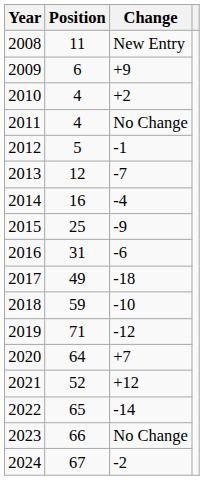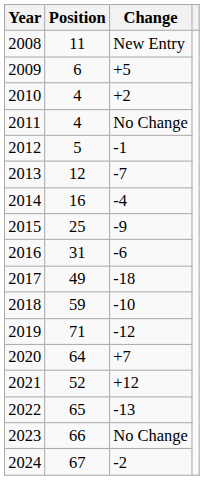(122, 69) +9 -> (122, 69) +5
(124, 409) -14 -> (124, 409) -13
